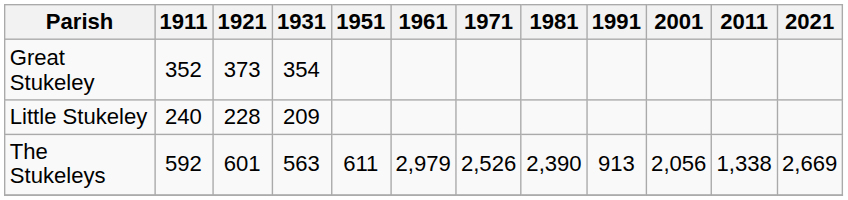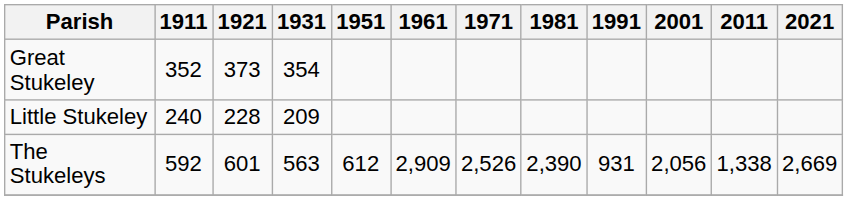(361, 164) 611 -> (361, 164) 612
(423, 164) 2,979 -> (423, 164) 2,909
(616, 164) 913 -> (616, 164) 931
